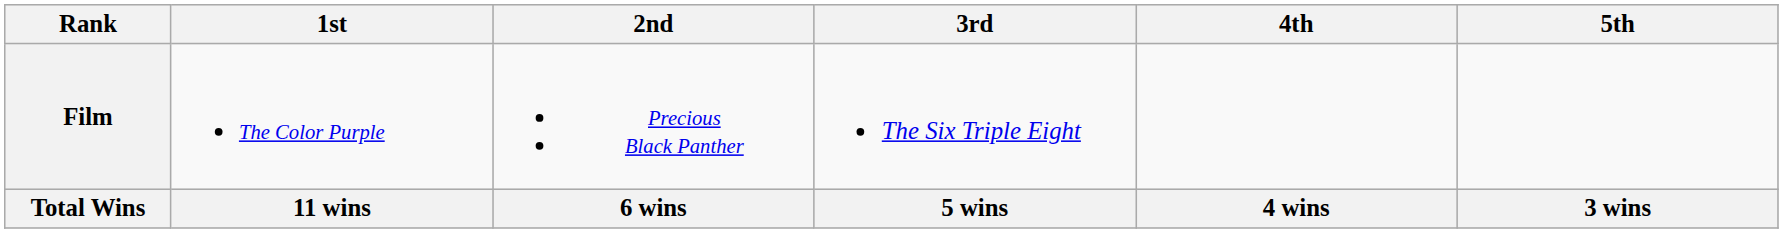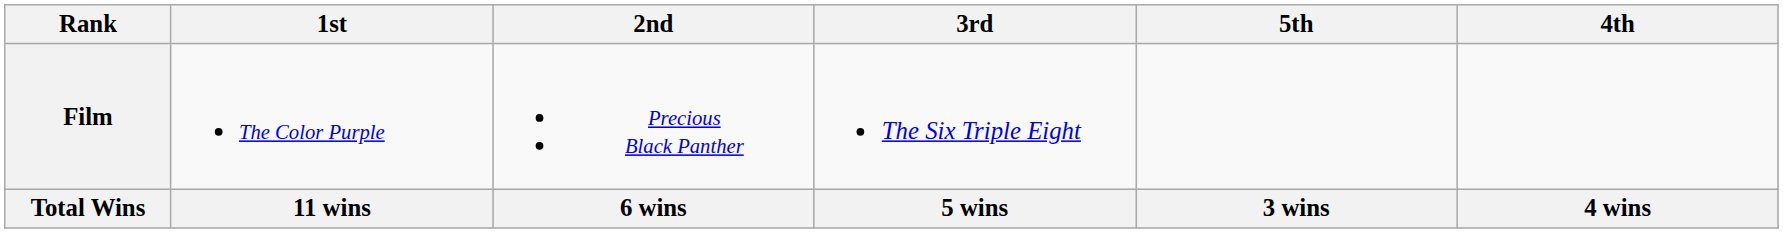columns swapped: (1296, 24) <-> (1618, 24)
